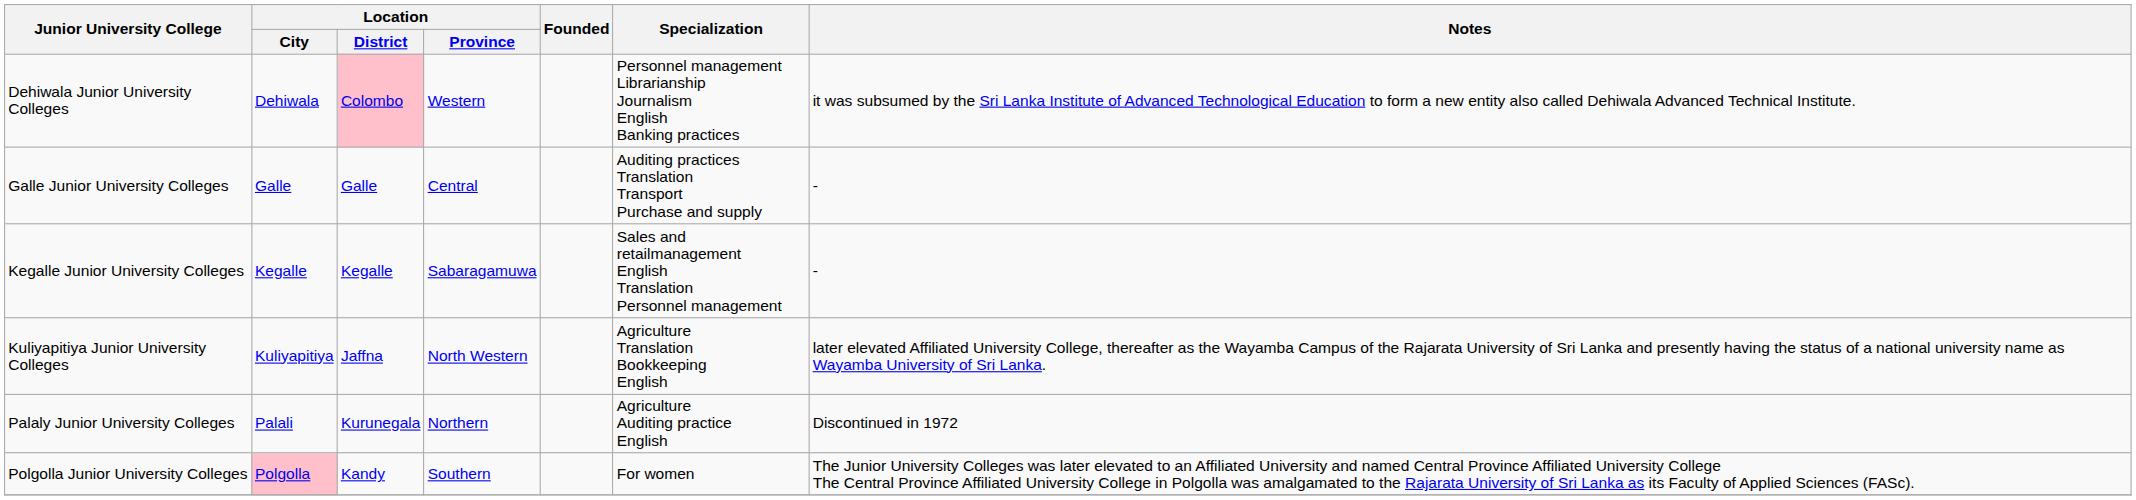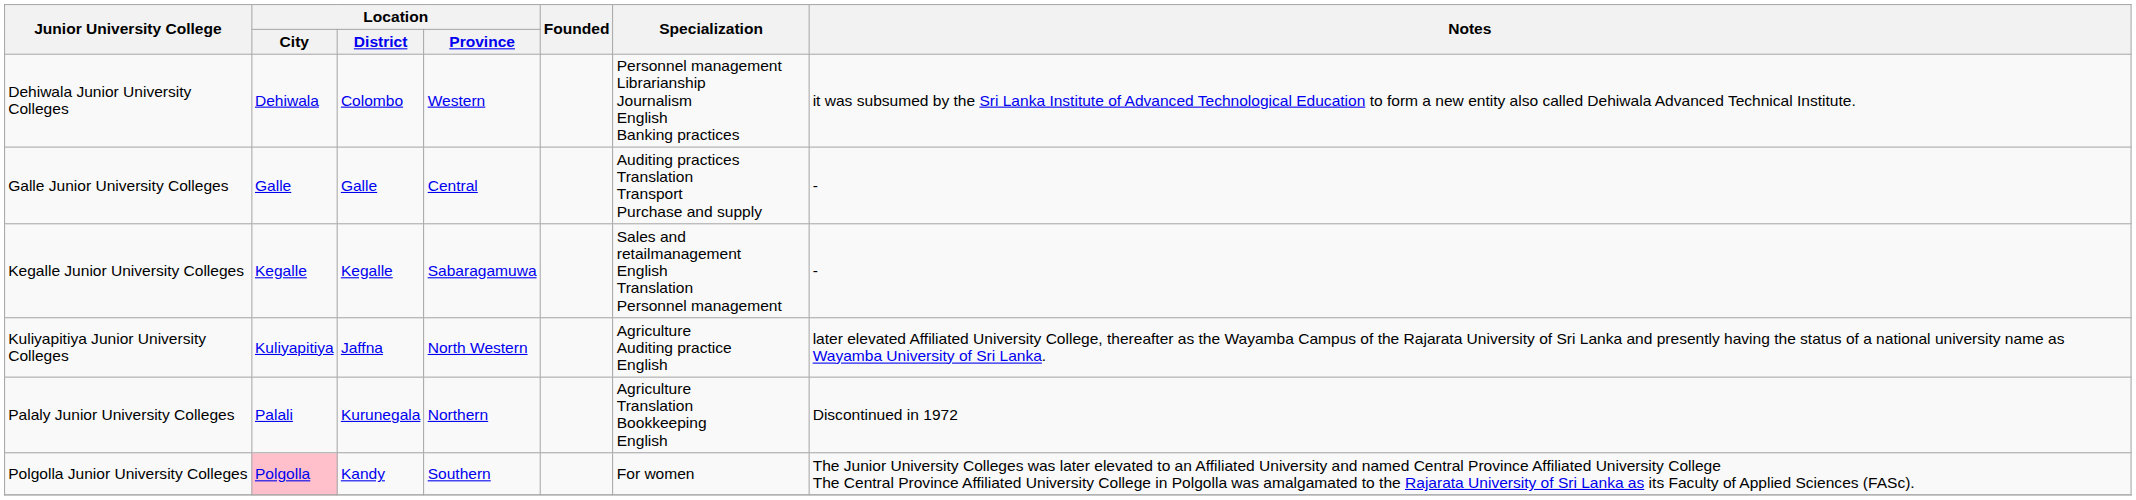(372, 101) pink background -> (372, 101) no background
(662, 356) Agriculture Translation Bookkeeping English -> (674, 347) Agriculture Auditing practice English
(674, 424) Agriculture Auditing practice English -> (662, 415) Agriculture Translation Bookkeeping English
